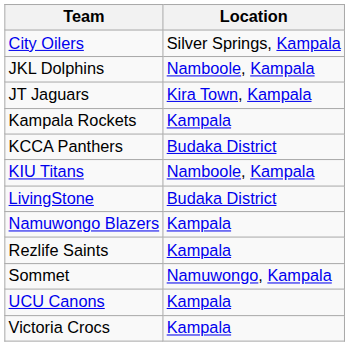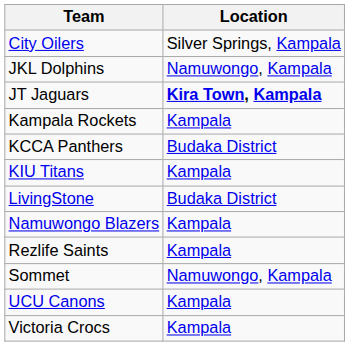(241, 69) Namboole, Kampala -> (249, 69) Namuwongo, Kampala
(239, 95) normal -> (244, 95) bold
(241, 172) Namboole, Kampala -> (199, 172) Kampala
